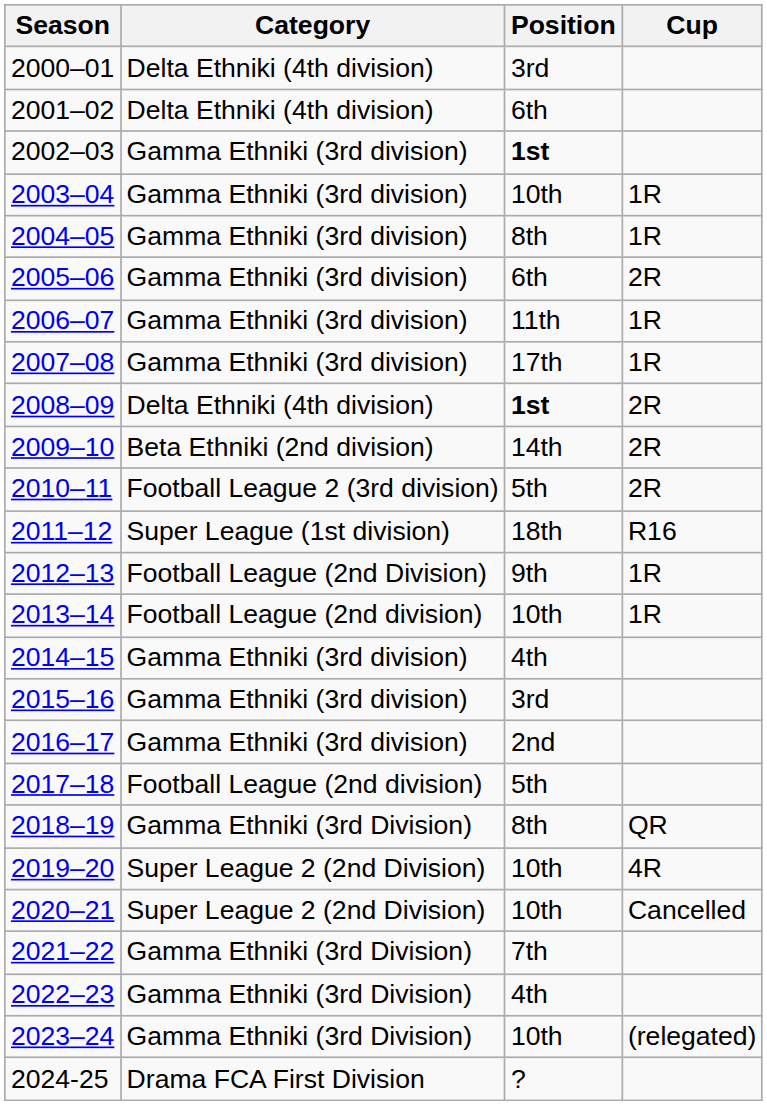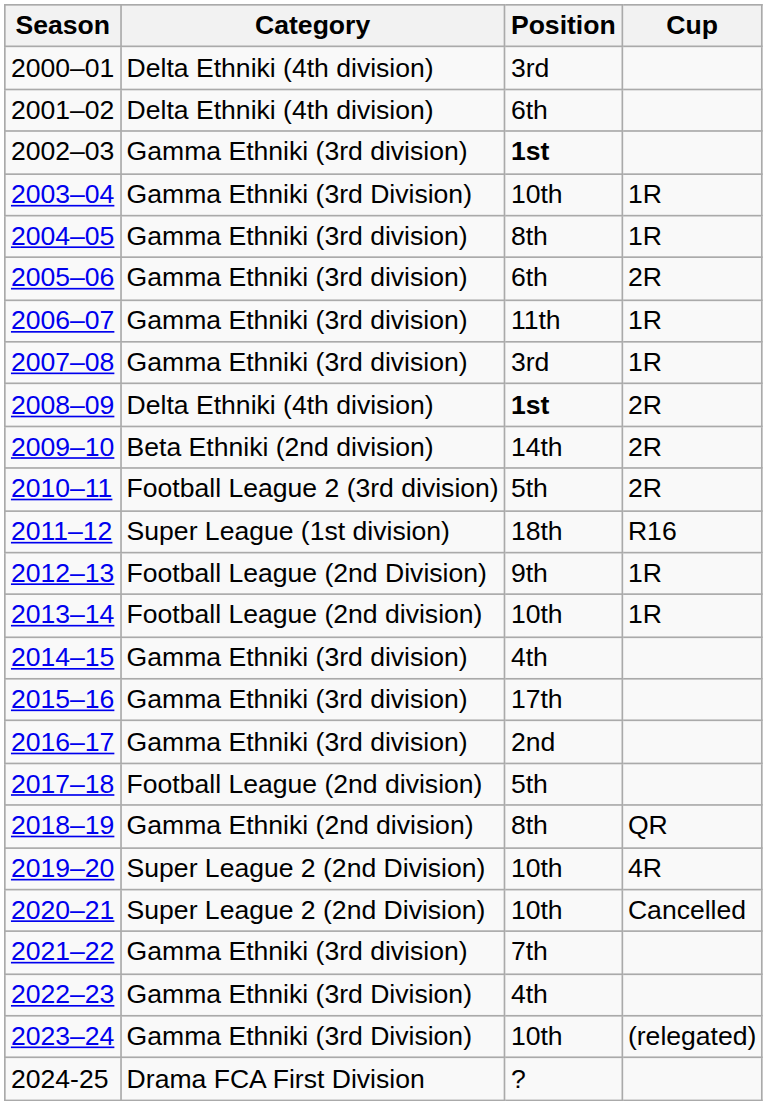(297, 194) Gamma Ethniki (3rd division) -> (299, 194) Gamma Ethniki (3rd Division)
(537, 362) 17th -> (530, 362) 3rd
(530, 699) 3rd -> (537, 699) 17th
(299, 825) Gamma Ethniki (3rd Division) -> (300, 825) Gamma Ethniki (2nd division)
(299, 952) Gamma Ethniki (3rd Division) -> (297, 952) Gamma Ethniki (3rd division)
